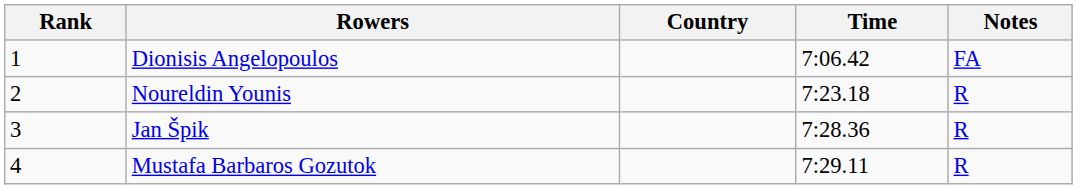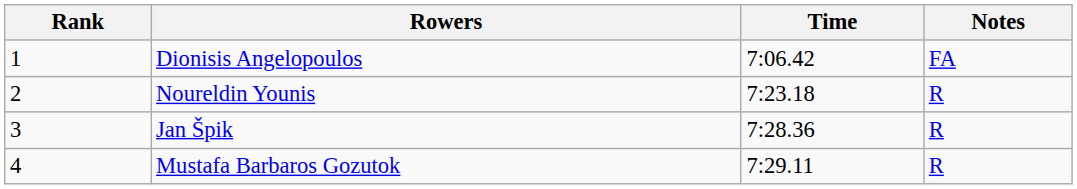- column: (708, 22)
